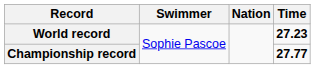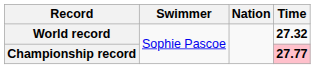(292, 34) 27.23 -> (292, 34) 27.32
(292, 53) no background -> (292, 53) pink background
